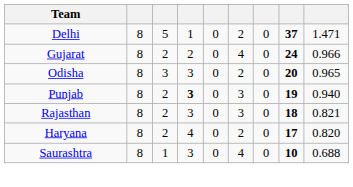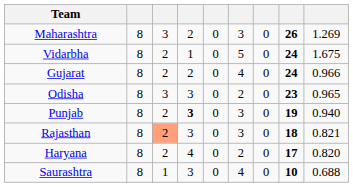- row: (66, 34)
+ row: (66, 34)
+ row: (66, 53)
(291, 73) 20 -> (291, 93) 23
(165, 113) no background -> (165, 133) lightsalmon background
